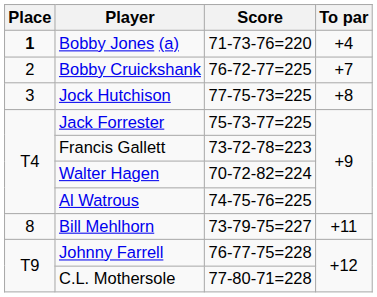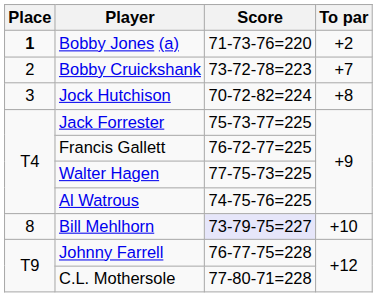(344, 43) +4 -> (344, 43) +2
(260, 69) 76-72-77=225 -> (260, 69) 73-72-78=223
(260, 95) 77-75-73=225 -> (260, 95) 70-72-82=224
(260, 148) 73-72-78=223 -> (260, 148) 76-72-77=225
(260, 174) 70-72-82=224 -> (260, 174) 77-75-73=225
(260, 226) no background -> (260, 226) lavender background
(344, 226) +11 -> (344, 226) +10
